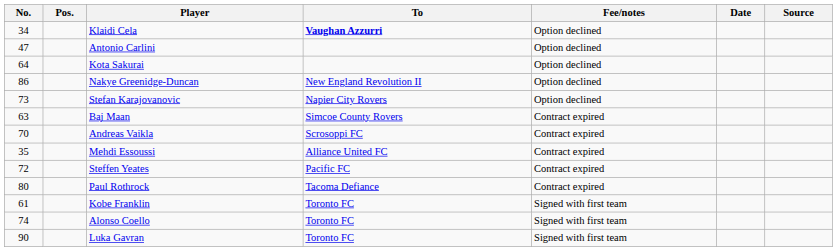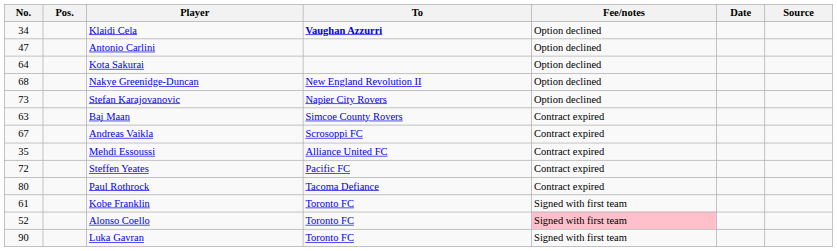(24, 82) 86 -> (24, 82) 68
(24, 134) 70 -> (24, 134) 67
(24, 220) 74 -> (24, 220) 52
(580, 220) no background -> (580, 220) pink background
